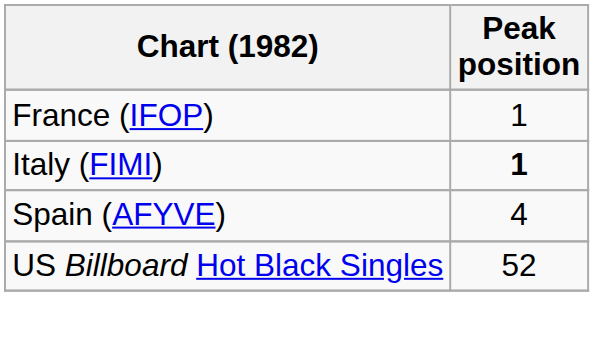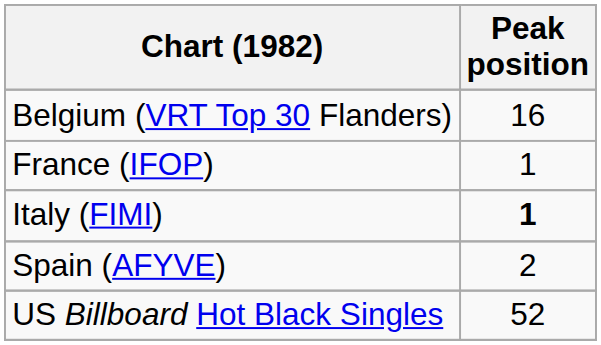+ row: (232, 114)
(519, 214) 4 -> (528, 264) 2
